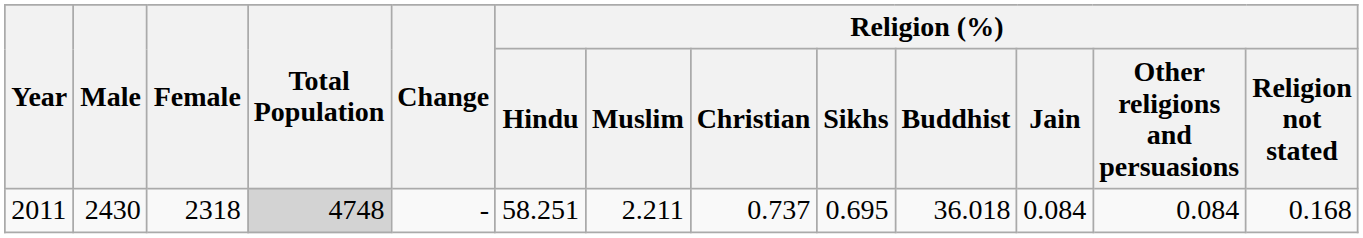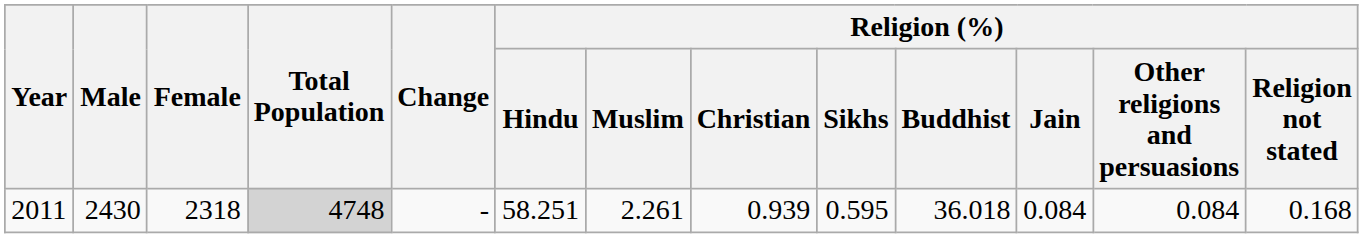(653, 210) 2.211 -> (652, 210) 2.261
(779, 210) 0.737 -> (779, 210) 0.939
(857, 210) 0.695 -> (857, 210) 0.595
